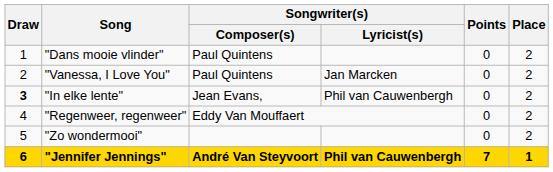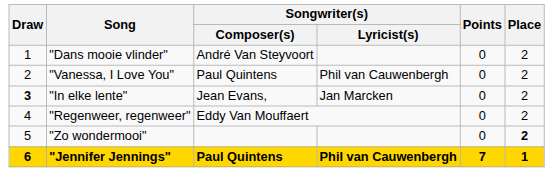(232, 55) Paul Quintens -> (255, 55) André Van Steyvoort
(361, 75) Jan Marcken -> (384, 75) Phil van Cauwenbergh
(388, 95) Phil van Cauwenbergh -> (356, 95) Jan Marcken
(529, 136) normal -> (524, 136) bold
(255, 156) André Van Steyvoort -> (240, 156) Paul Quintens
